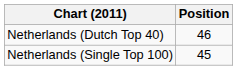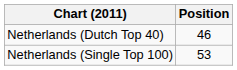(204, 55) 45 -> (204, 55) 53
